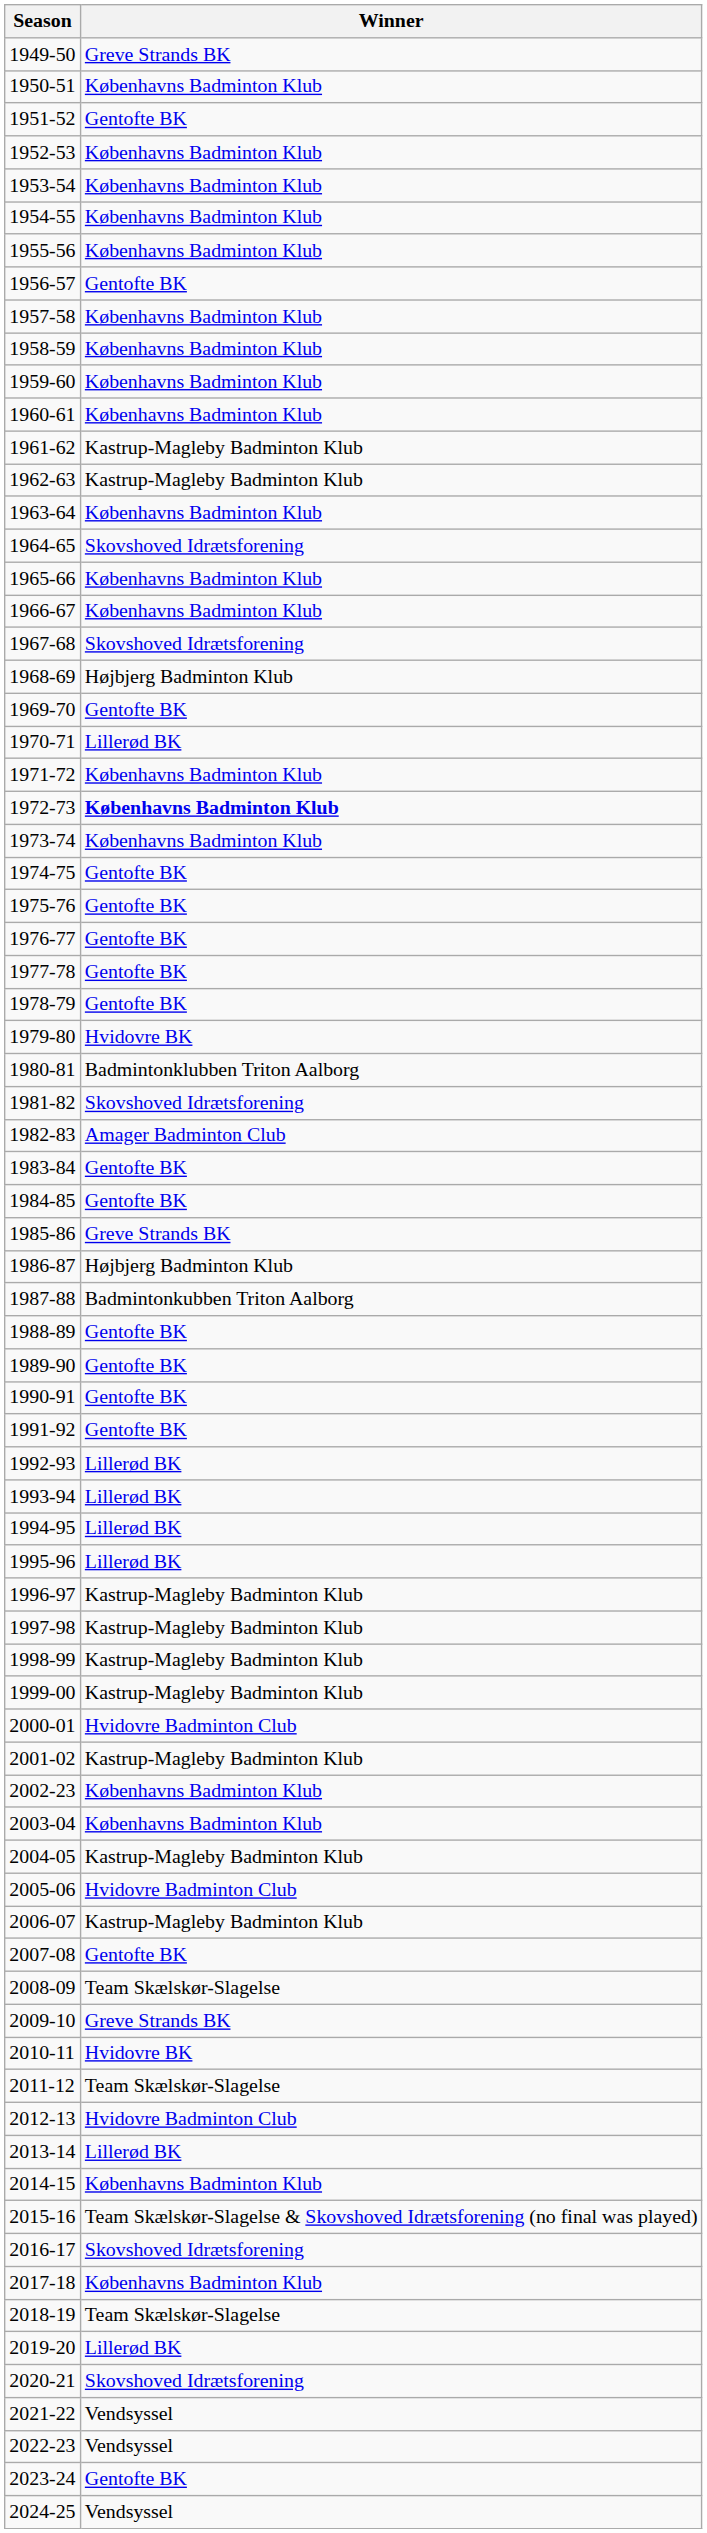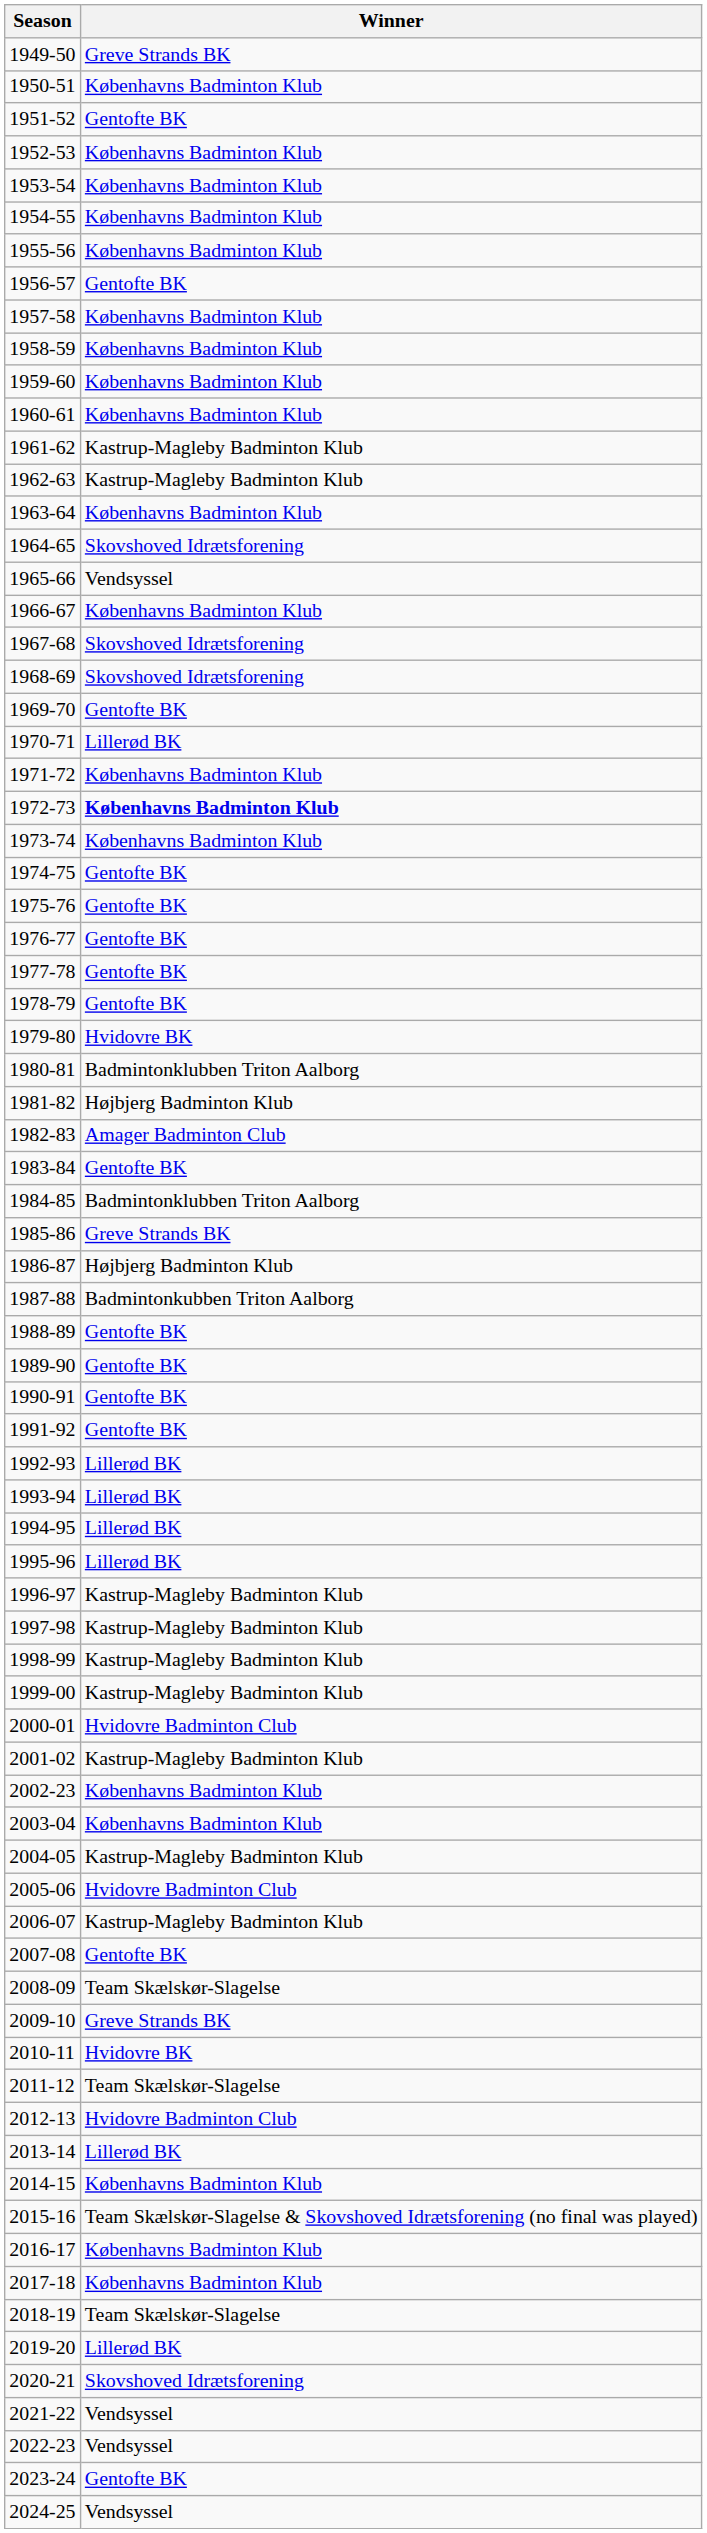(203, 578) Københavns Badminton Klub -> (129, 578) Vendsyssel
(189, 676) Højbjerg Badminton Klub -> (194, 676) Skovshoved Idrætsforening
(194, 1102) Skovshoved Idrætsforening -> (189, 1102) Højbjerg Badminton Klub
(136, 1201) Gentofte BK -> (222, 1201) Badmintonklubben Triton Aalborg
(194, 2249) Skovshoved Idrætsforening -> (203, 2249) Københavns Badminton Klub
